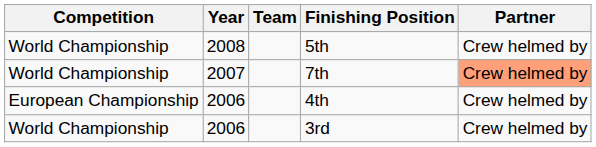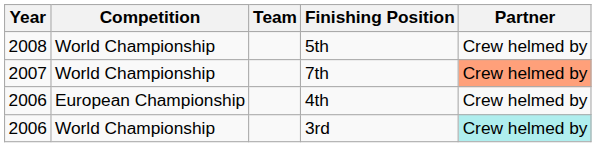columns swapped: (226, 18) <-> (104, 18)
(525, 127) no background -> (525, 127) paleturquoise background
